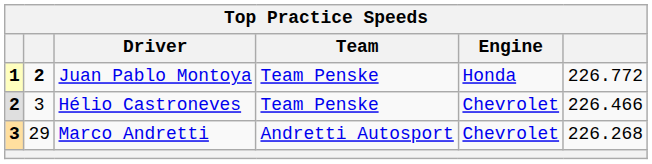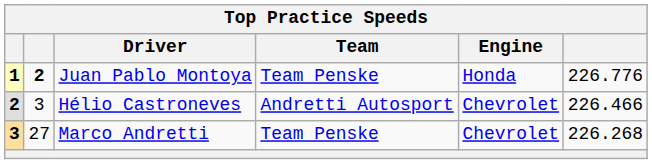(605, 77) 226.772 -> (605, 77) 226.776
(320, 106) Team Penske -> (357, 106) Andretti Autosport
(39, 135) 29 -> (39, 135) 27
(357, 135) Andretti Autosport -> (320, 135) Team Penske
